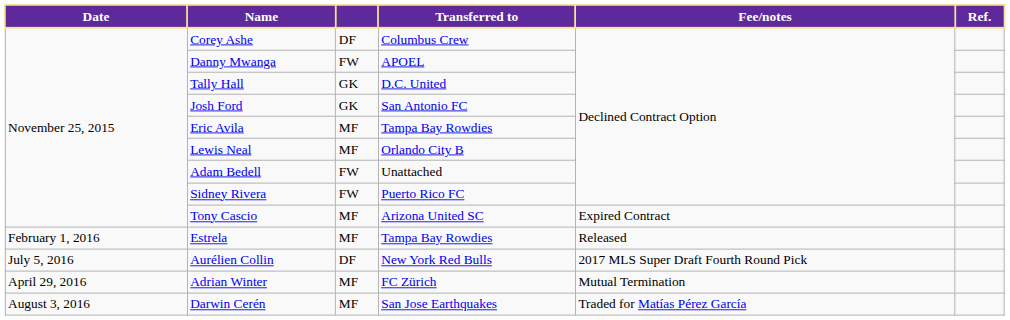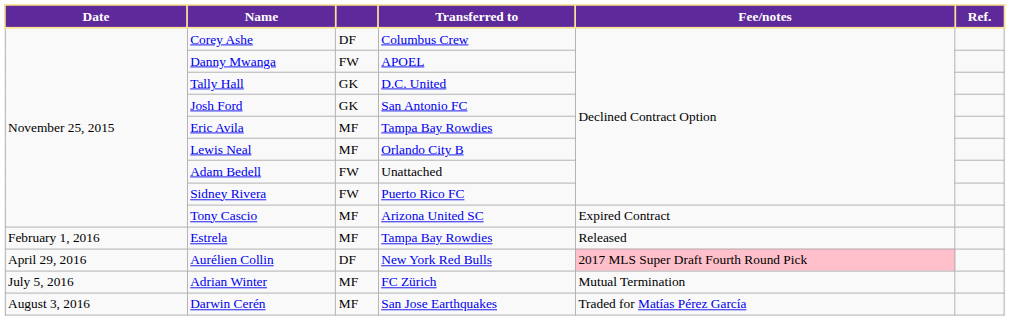(41, 260) July 5, 2016 -> (47, 260) April 29, 2016
(693, 260) no background -> (693, 260) pink background
(47, 282) April 29, 2016 -> (41, 282) July 5, 2016
